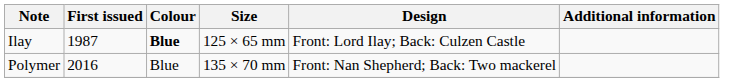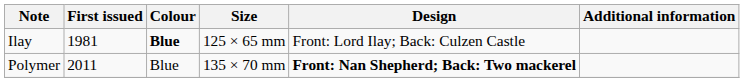(83, 41) 1987 -> (83, 41) 1981
(83, 65) 2016 -> (82, 65) 2011
(424, 65) normal -> (434, 65) bold
